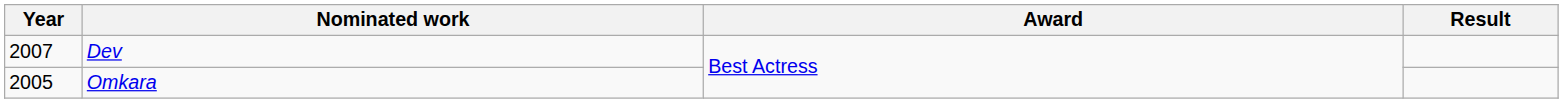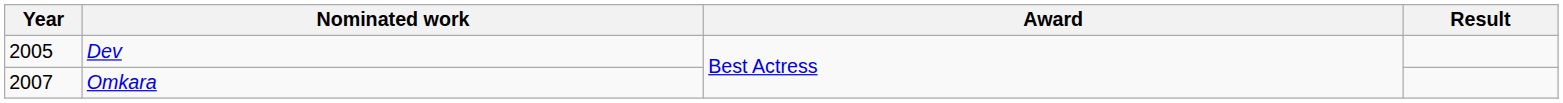(31, 51) 2007 -> (31, 51) 2005
(31, 82) 2005 -> (31, 82) 2007
